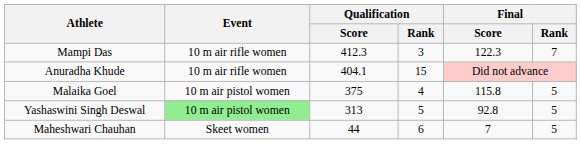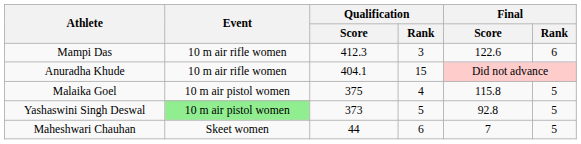(488, 52) 122.3 -> (488, 52) 122.6
(554, 52) 7 -> (554, 52) 6
(354, 110) 313 -> (354, 110) 373
